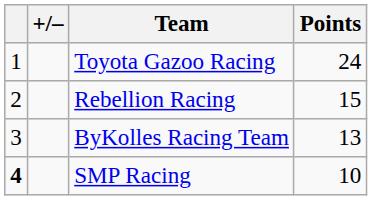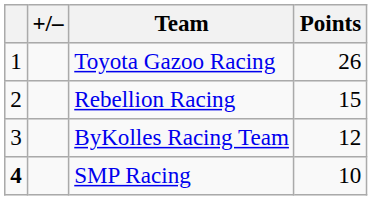(350, 61) 24 -> (350, 61) 26
(350, 138) 13 -> (350, 138) 12
